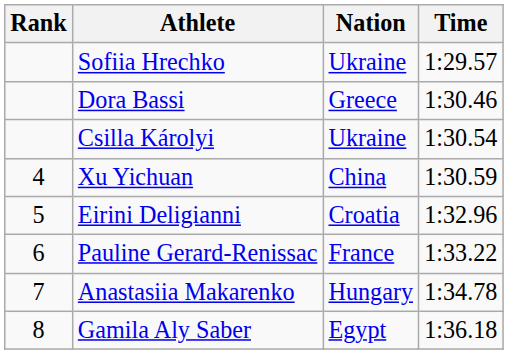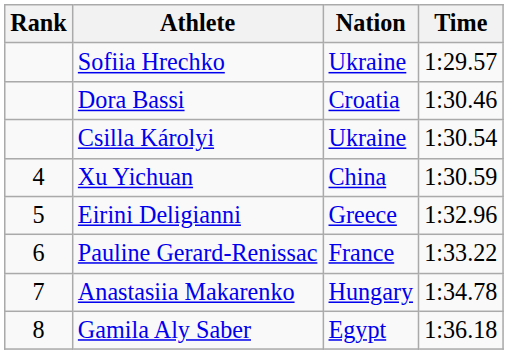(363, 100) Greece -> (364, 100) Croatia
(364, 215) Croatia -> (363, 215) Greece
